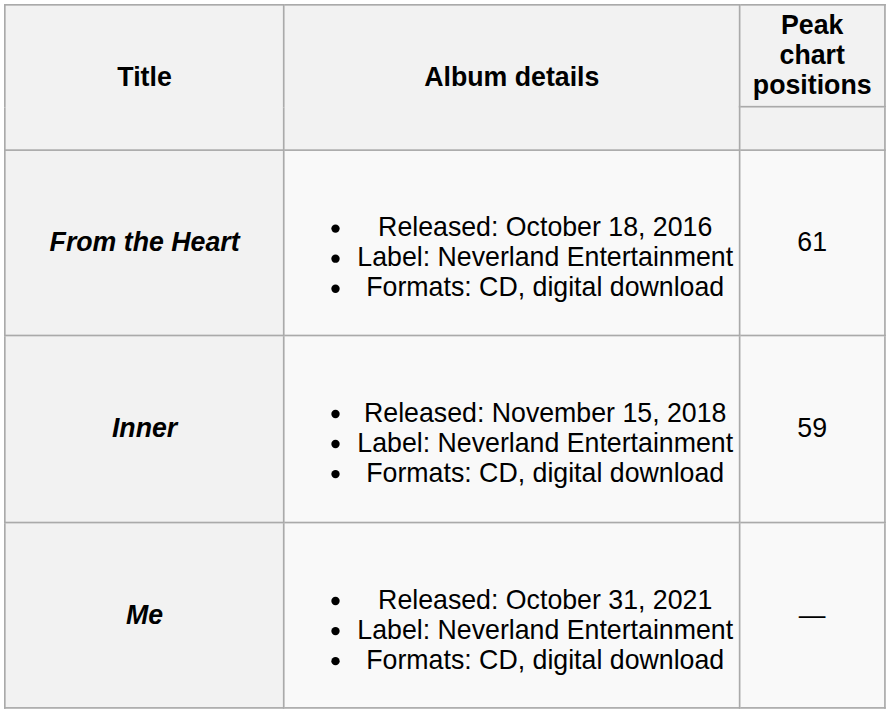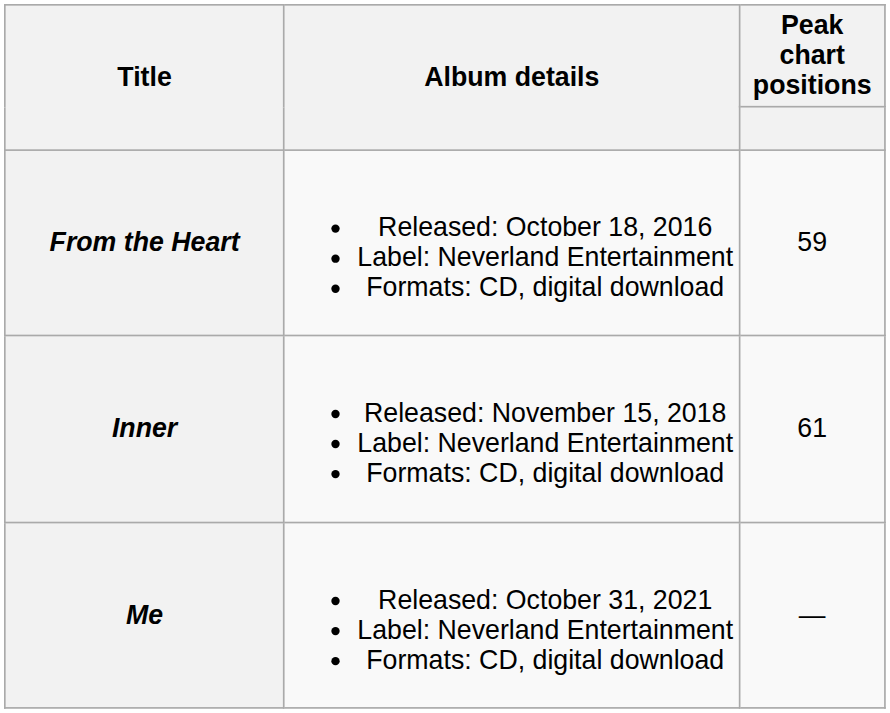(812, 242) 61 -> (812, 242) 59
(812, 428) 59 -> (812, 428) 61
